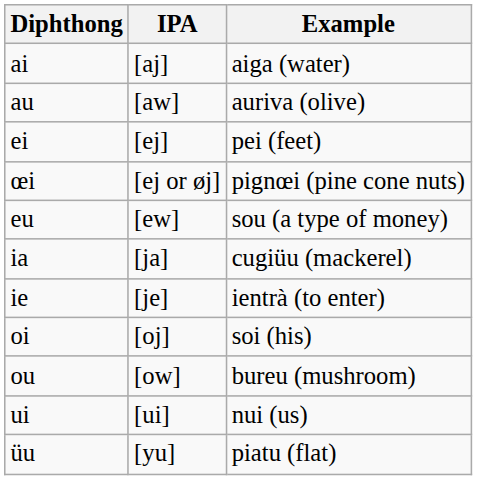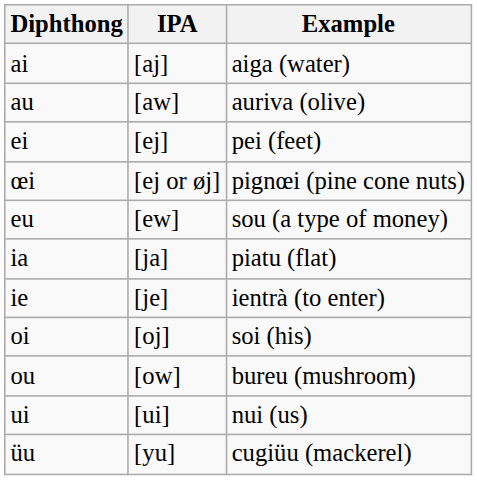(322, 258) cugiüu (mackerel) -> (284, 258) piatu (flat)
(284, 453) piatu (flat) -> (322, 453) cugiüu (mackerel)
